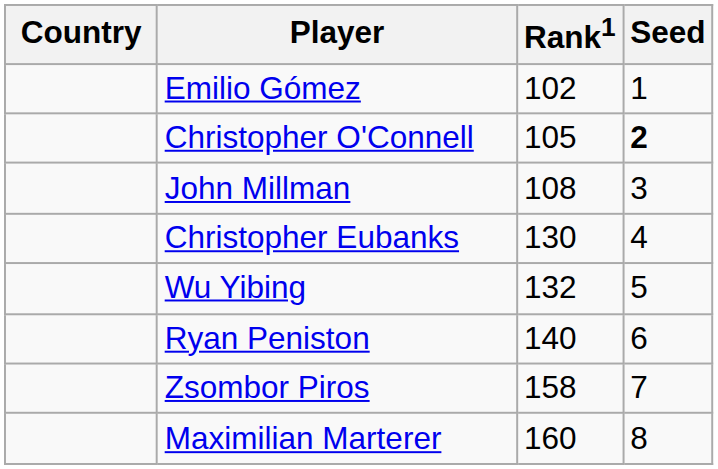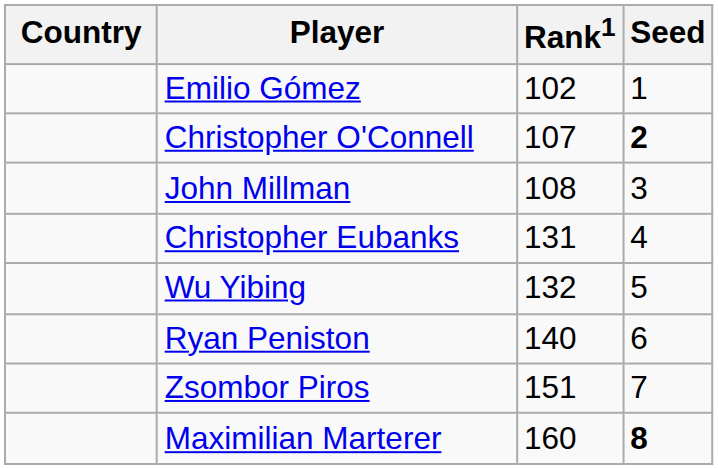(550, 137) 105 -> (550, 137) 107
(550, 237) 130 -> (550, 237) 131
(550, 387) 158 -> (550, 387) 151
(639, 437) normal -> (639, 437) bold
